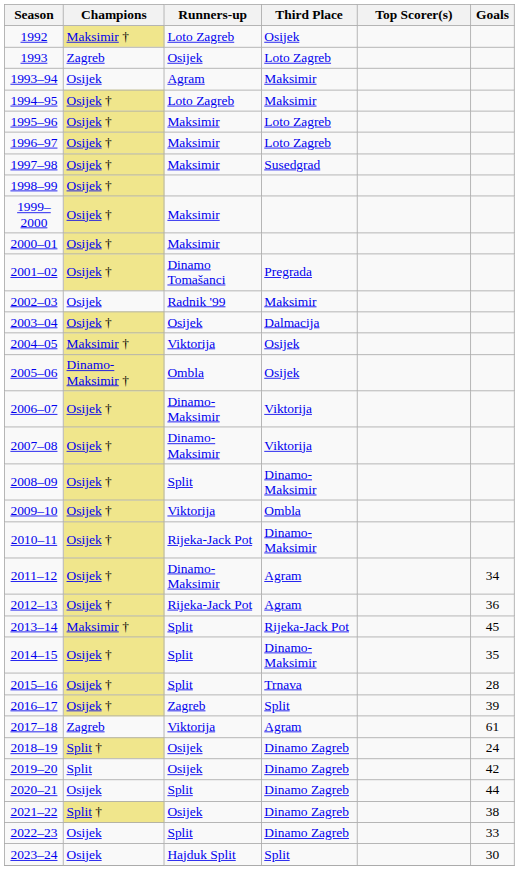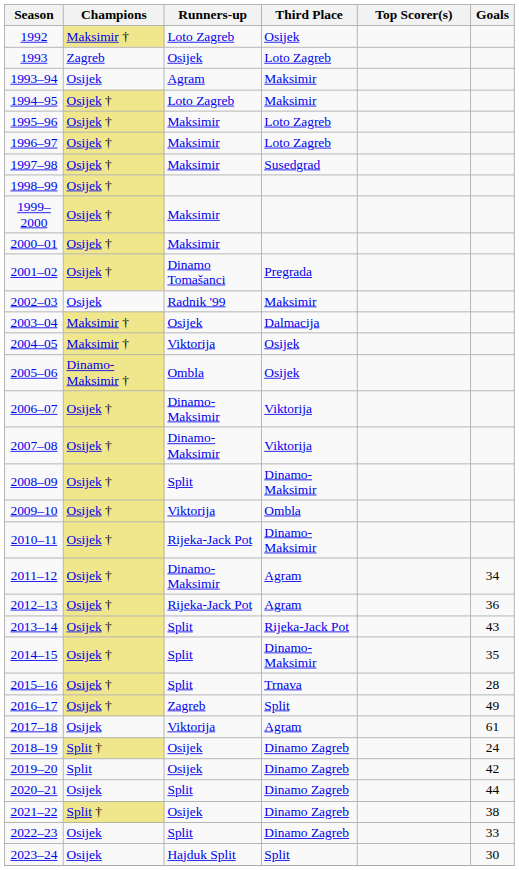(89, 322) Osijek † -> (98, 322) Maksimir †
(98, 626) Maksimir † -> (89, 626) Osijek †
(493, 626) 45 -> (493, 626) 43
(493, 705) 39 -> (493, 705) 49
(86, 726) Zagreb -> (84, 726) Osijek
